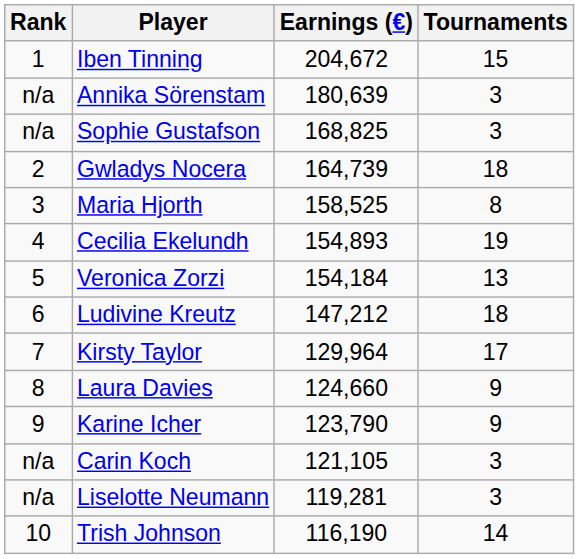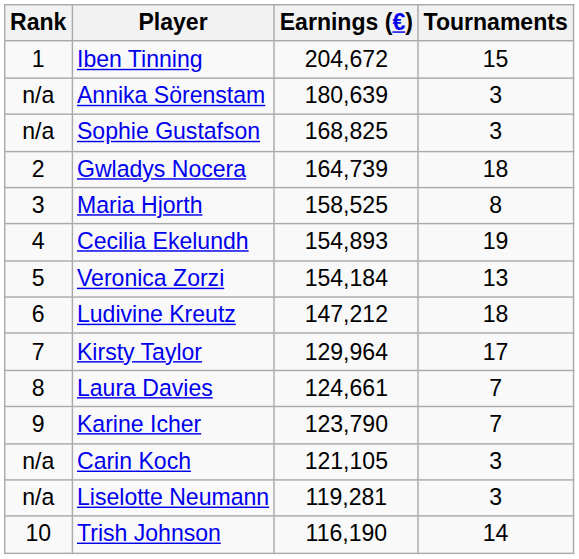(346, 388) 124,660 -> (346, 388) 124,661
(496, 388) 9 -> (496, 388) 7
(496, 424) 9 -> (496, 424) 7
